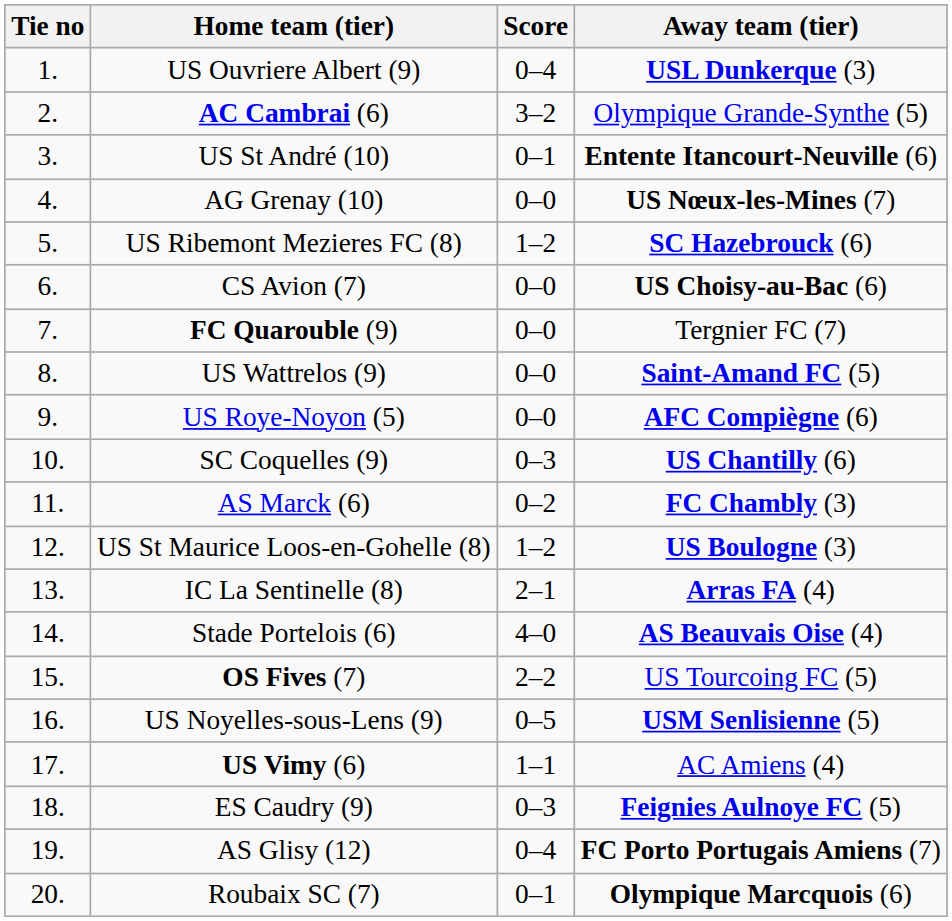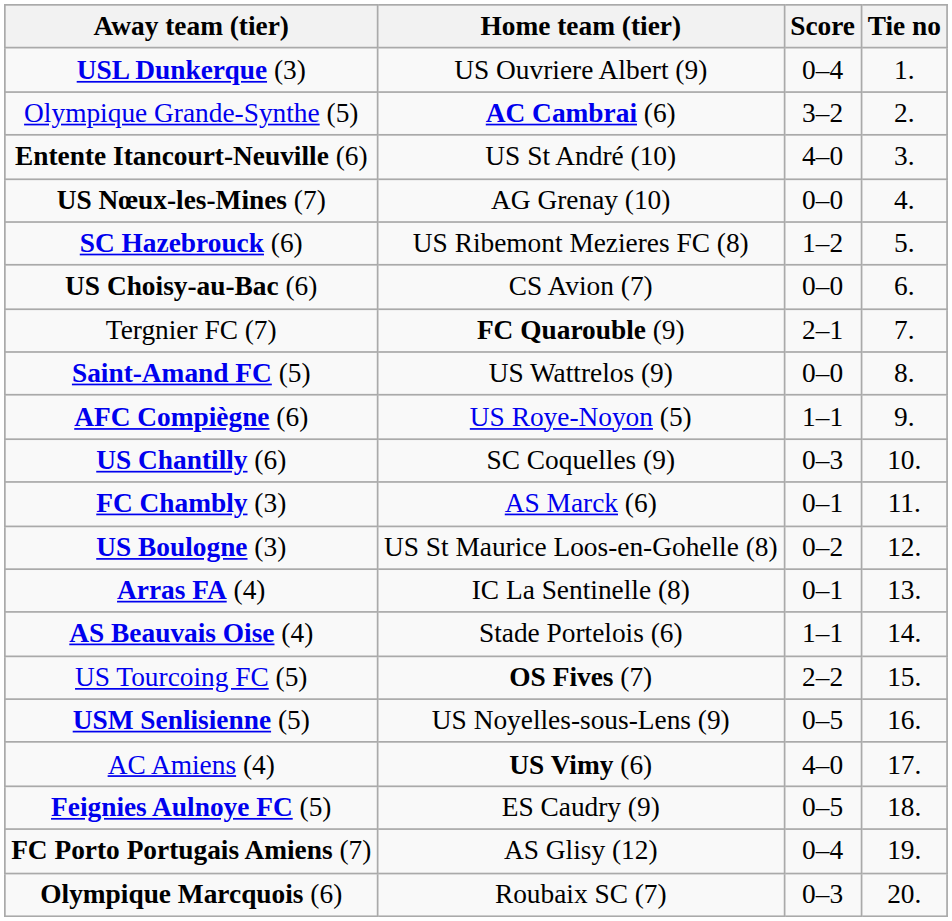columns swapped: (48, 26) <-> (761, 26)
(536, 156) 0–1 -> (823, 156) 4–0
(536, 329) 0–0 -> (823, 329) 2–1
(536, 416) 0–0 -> (823, 416) 1–1
(536, 503) 0–2 -> (823, 503) 0–1
(536, 546) 1–2 -> (823, 546) 0–2
(536, 590) 2–1 -> (823, 590) 0–1
(536, 633) 4–0 -> (823, 633) 1–1
(536, 763) 1–1 -> (823, 763) 4–0
(536, 807) 0–3 -> (823, 807) 0–5
(536, 894) 0–1 -> (823, 894) 0–3
